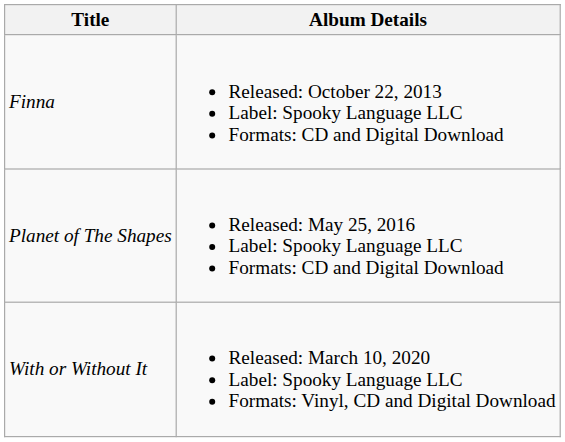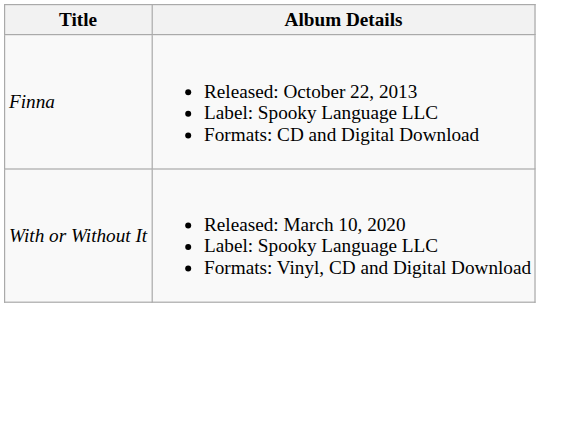- row: (90, 235)
